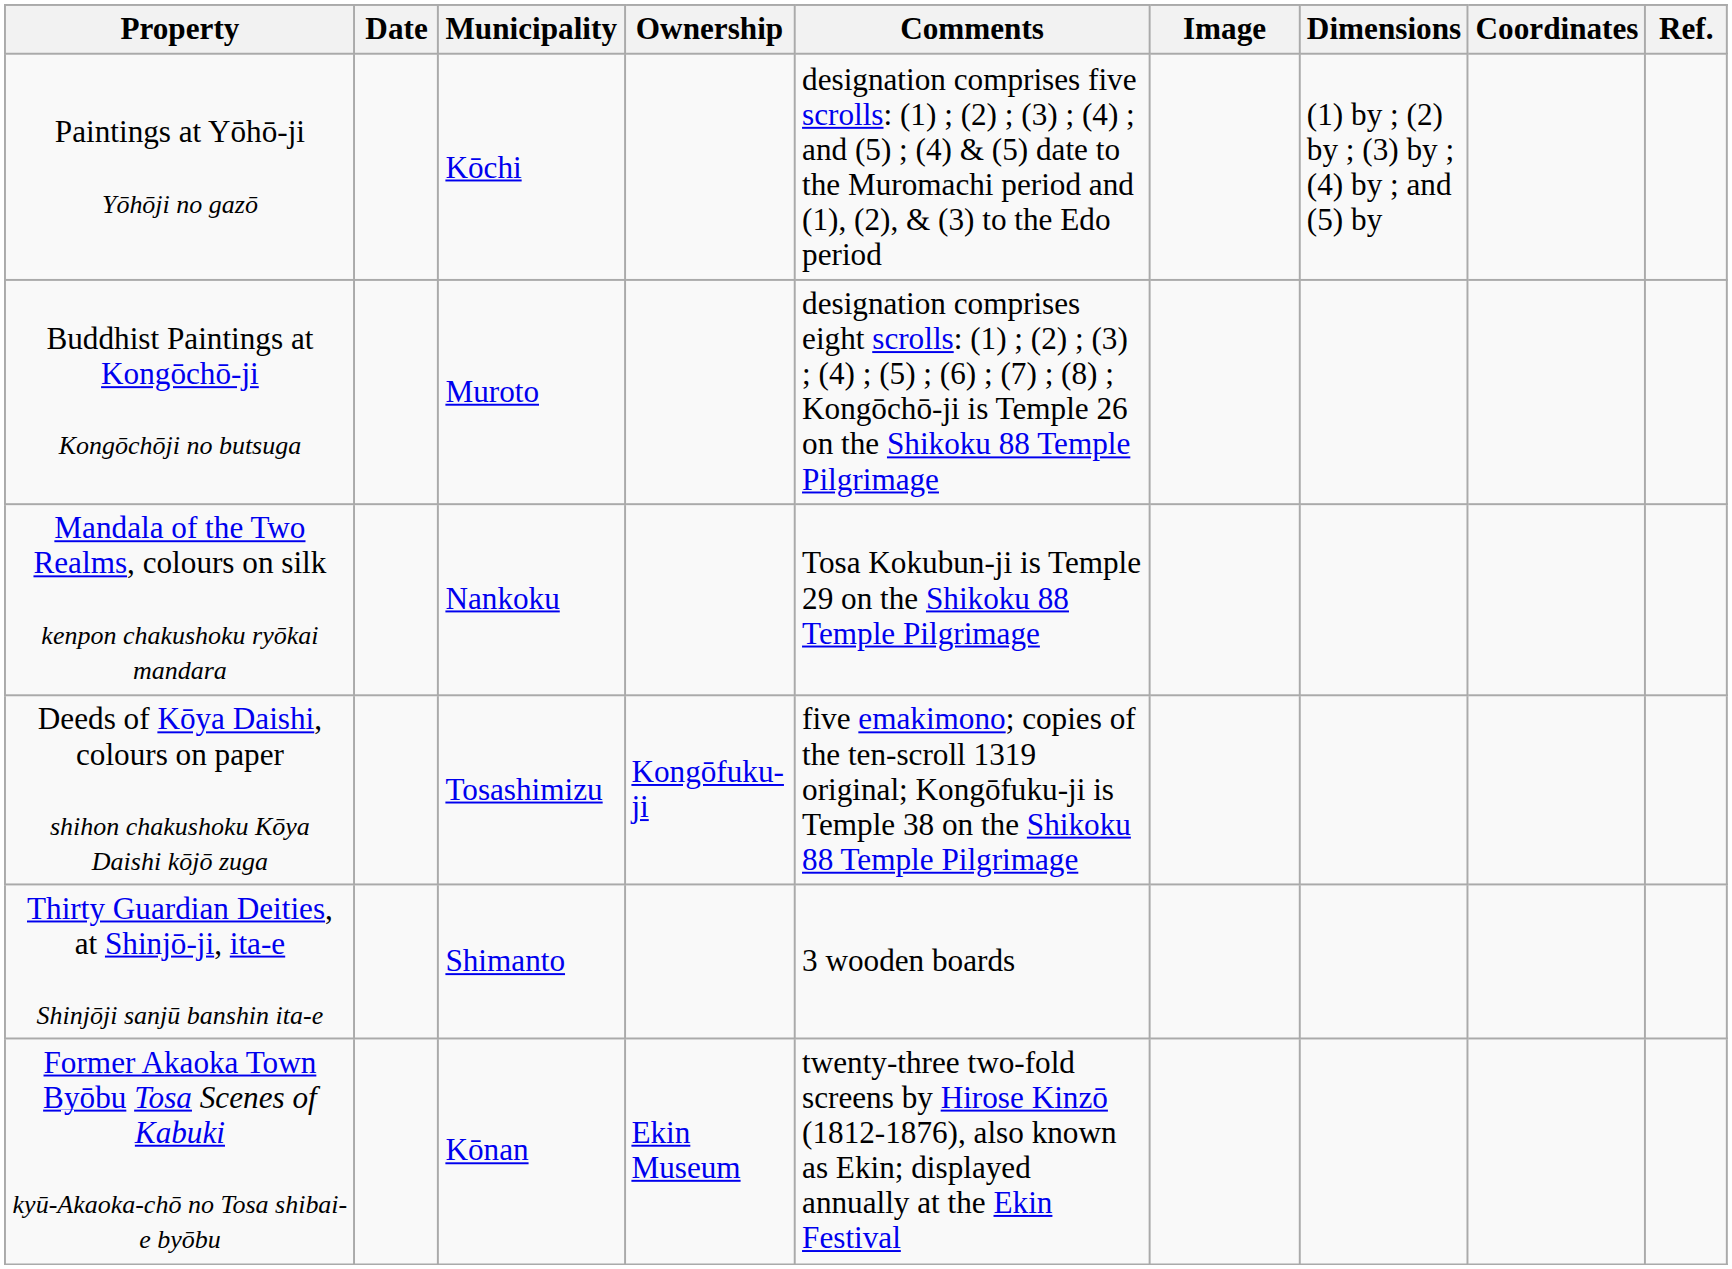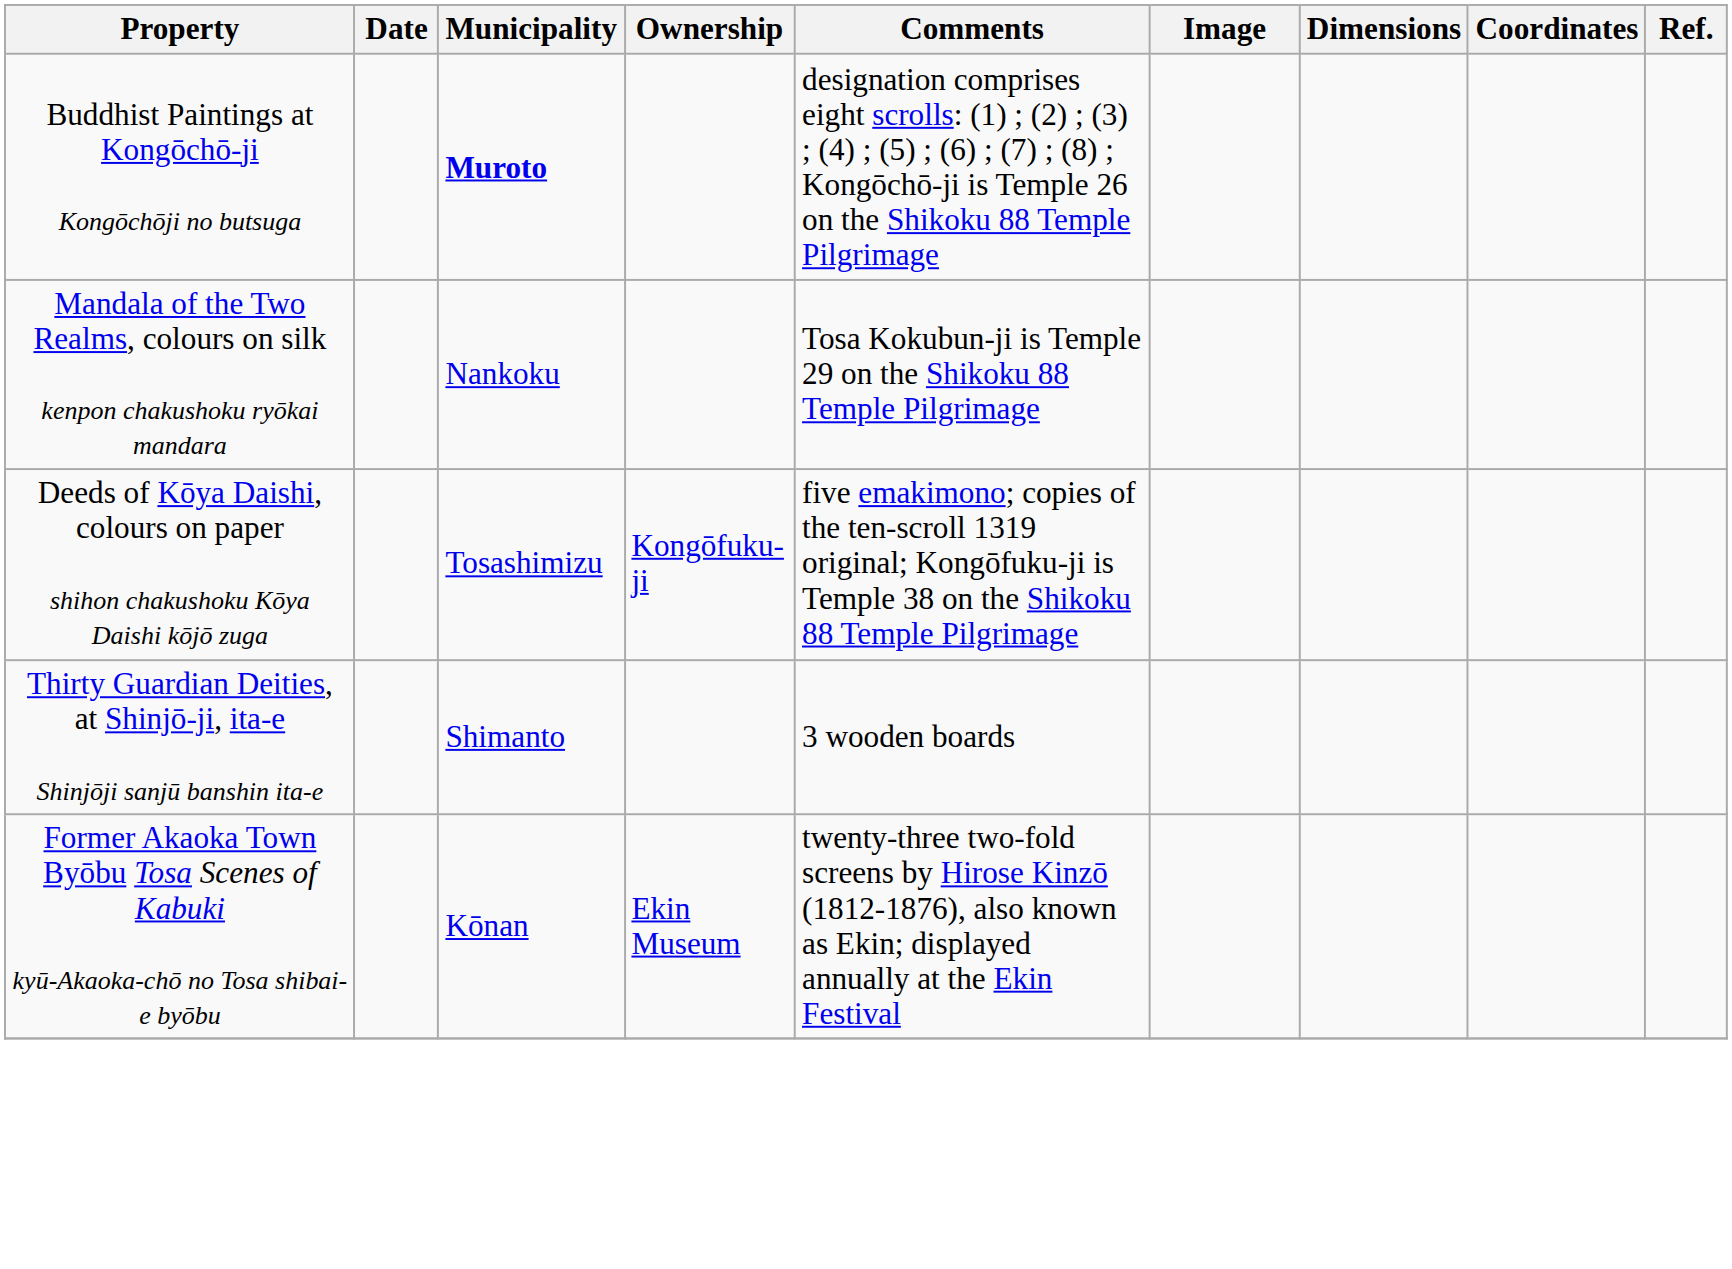- row: (180, 166)
(492, 391) normal -> (496, 166) bold
